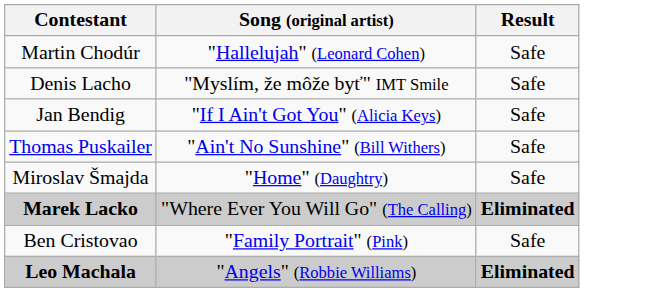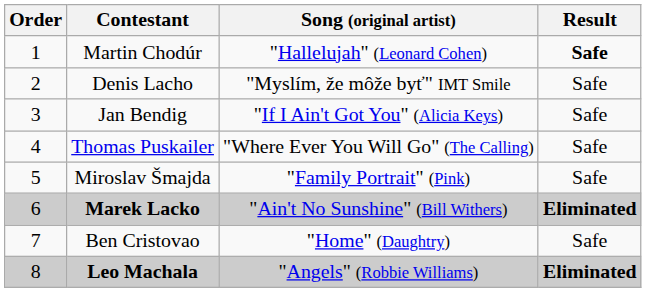+ column: (36, 20)
(528, 51) normal -> (590, 51) bold
(316, 146) "Ain't No Sunshine" (Bill Withers) -> (378, 146) "Where Ever You Will Go" (The Calling)
(316, 177) "Home" (Daughtry) -> (378, 177) "Family Portrait" (Pink)
(316, 209) "Where Ever You Will Go" (The Calling) -> (378, 209) "Ain't No Sunshine" (Bill Withers)
(316, 240) "Family Portrait" (Pink) -> (378, 240) "Home" (Daughtry)
